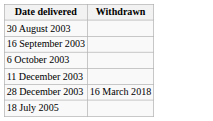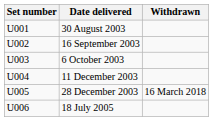+ column: (32, 12)
